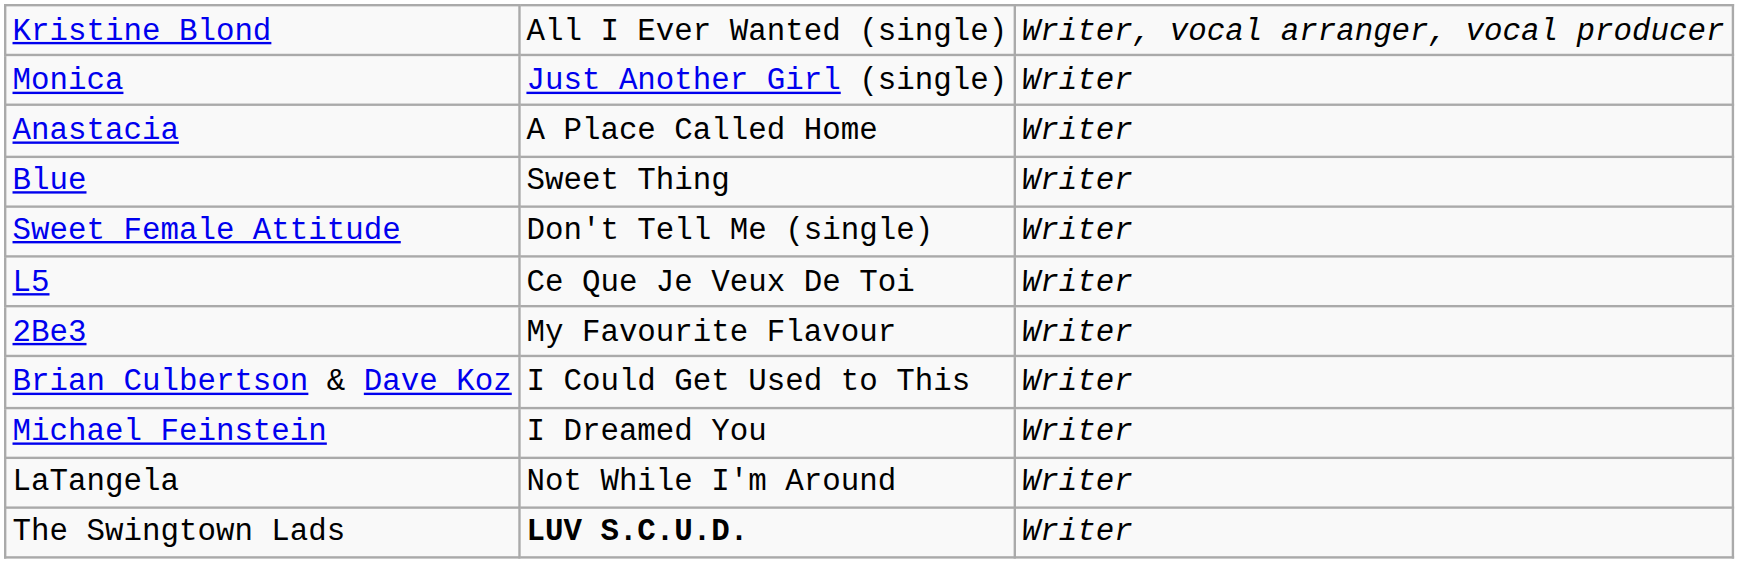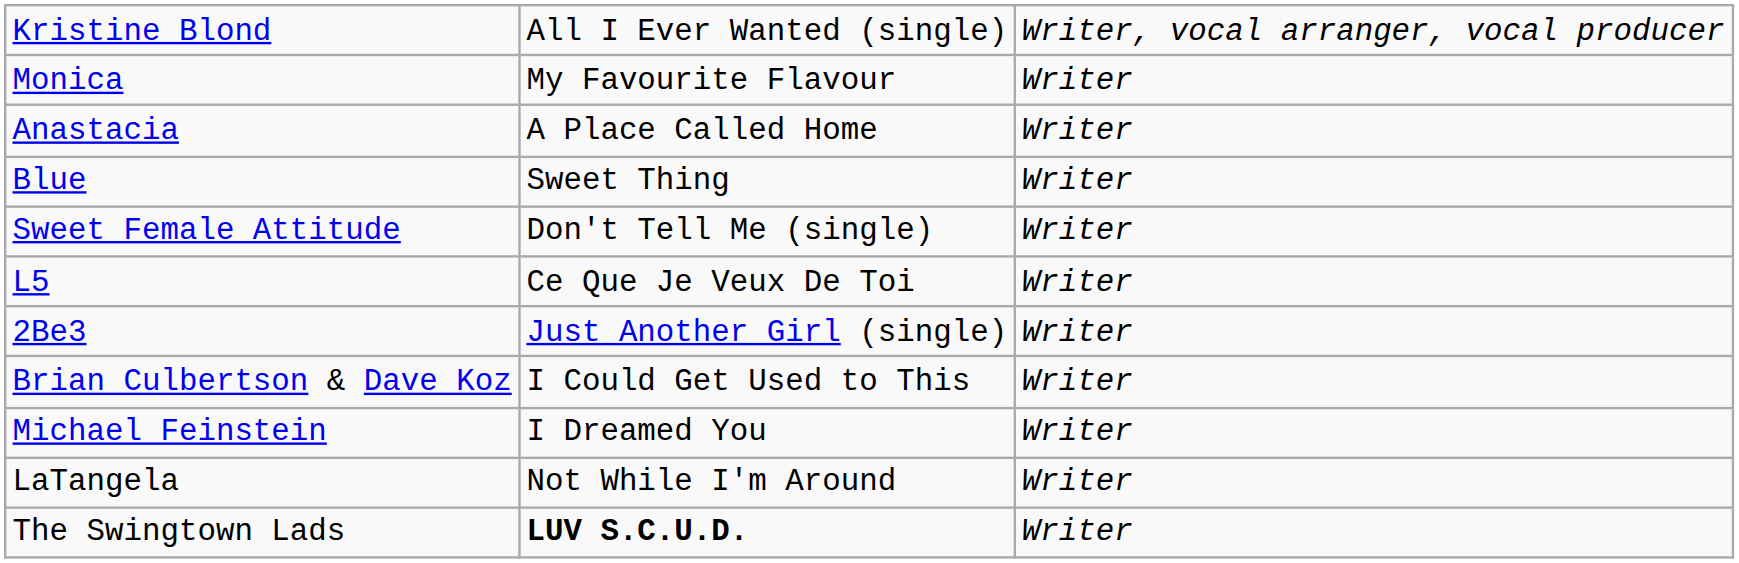(767, 81) Just Another Girl (single) -> (711, 81) My Favourite Flavour
(711, 332) My Favourite Flavour -> (767, 332) Just Another Girl (single)
